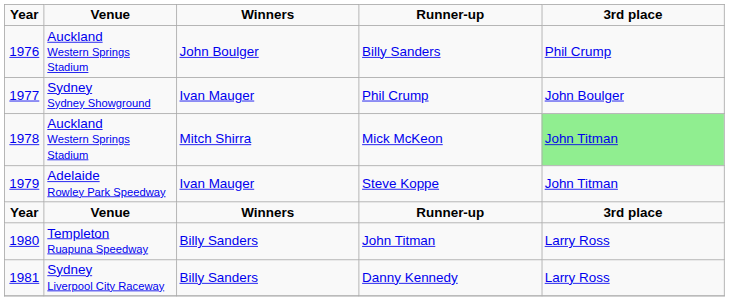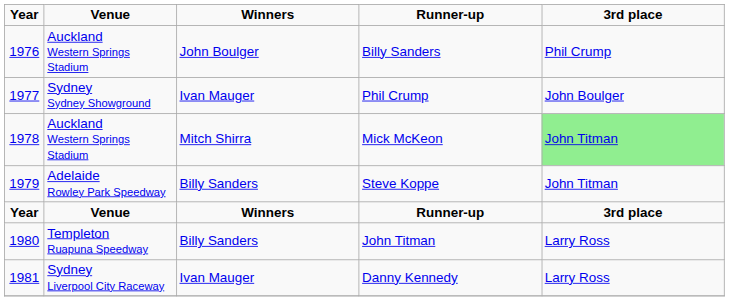(217, 183) Ivan Mauger -> (219, 183) Billy Sanders
(219, 277) Billy Sanders -> (217, 277) Ivan Mauger
